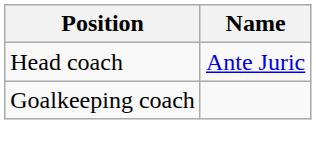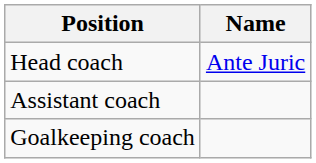+ row: (85, 99)
